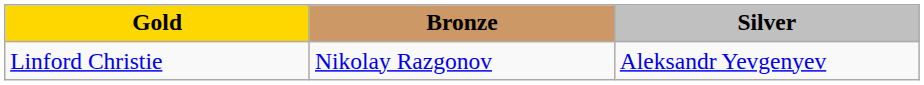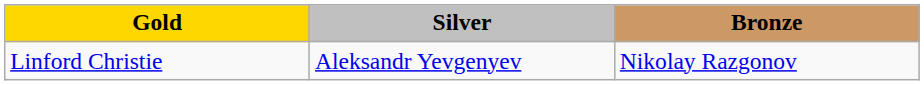columns swapped: (767, 23) <-> (462, 23)
